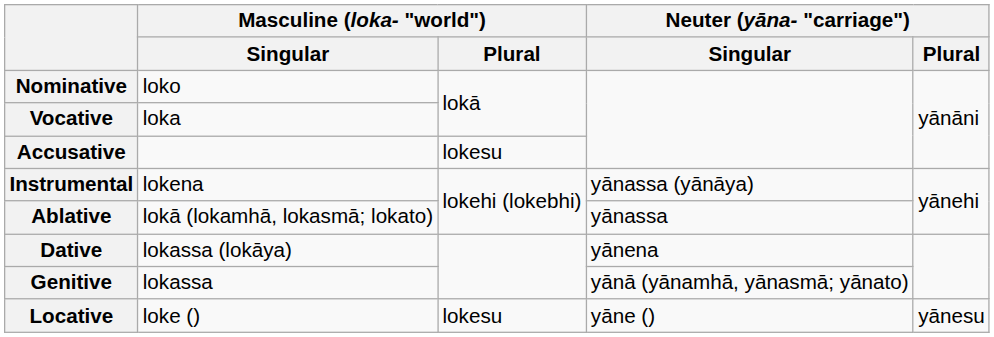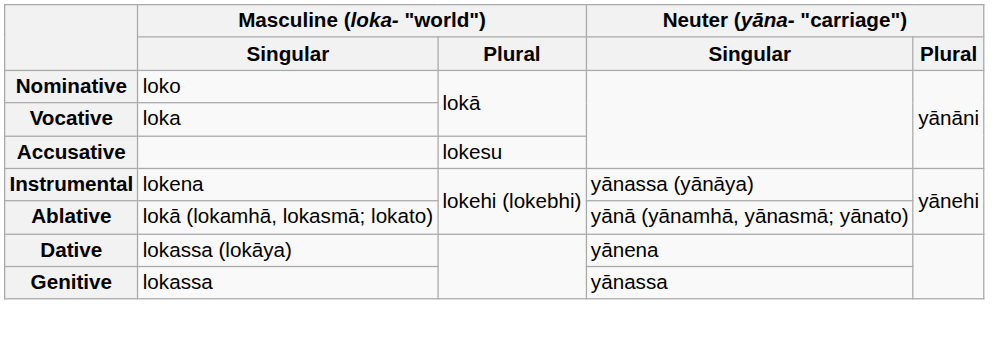(629, 217) yānassa -> (750, 217) yānā (yānamhā, yānasmā; yānato)
(750, 282) yānā (yānamhā, yānasmā; yānato) -> (629, 282) yānassa
- row: (71, 315)
